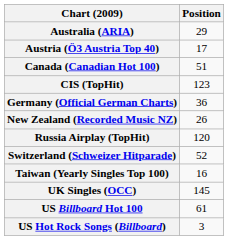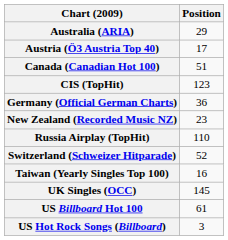(202, 119) 26 -> (202, 119) 23
(202, 137) 120 -> (202, 137) 110
